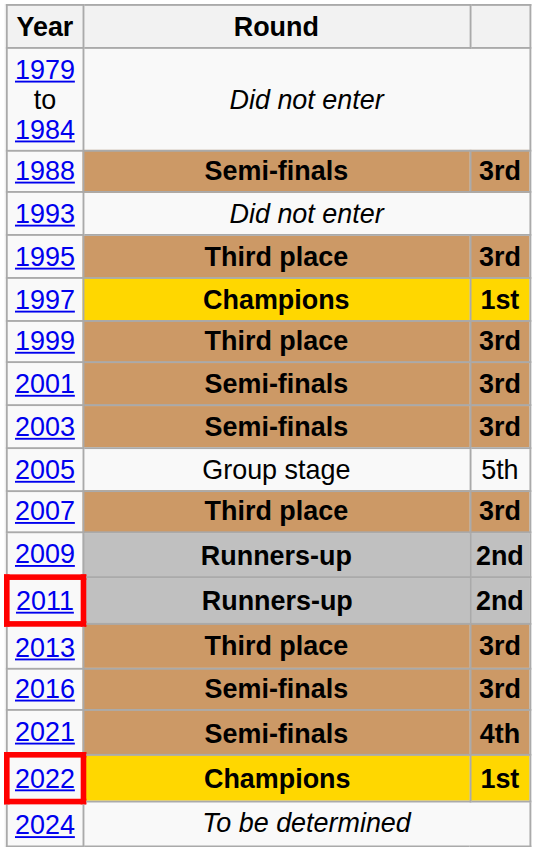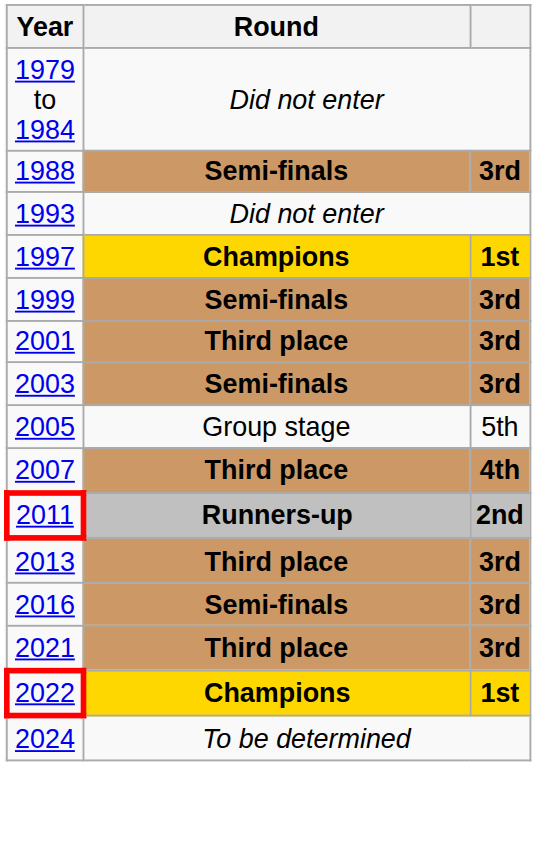- row: (45, 257)
(276, 342) Third place -> (276, 299) Semi-finals
(276, 384) Semi-finals -> (276, 342) Third place
(500, 512) 3rd -> (500, 470) 4th
- row: (45, 554)
(276, 733) Semi-finals -> (276, 648) Third place
(500, 733) 4th -> (500, 648) 3rd
